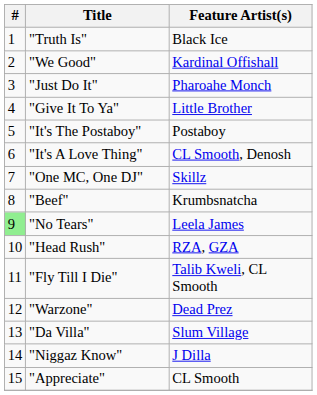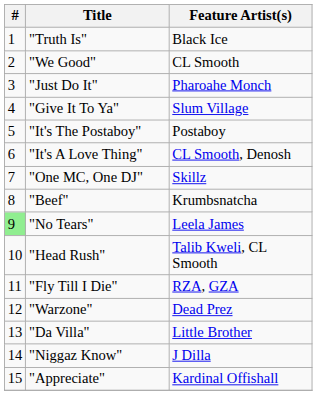(225, 62) Kardinal Offishall -> (206, 62) CL Smooth
(212, 108) Little Brother -> (210, 108) Slum Village
(205, 246) RZA, GZA -> (220, 255) Talib Kweli, CL Smooth
(220, 278) Talib Kweli, CL Smooth -> (205, 286) RZA, GZA
(210, 332) Slum Village -> (212, 332) Little Brother
(206, 378) CL Smooth -> (225, 378) Kardinal Offishall
